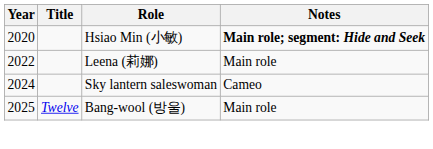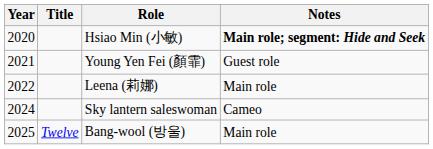+ row: (145, 61)
